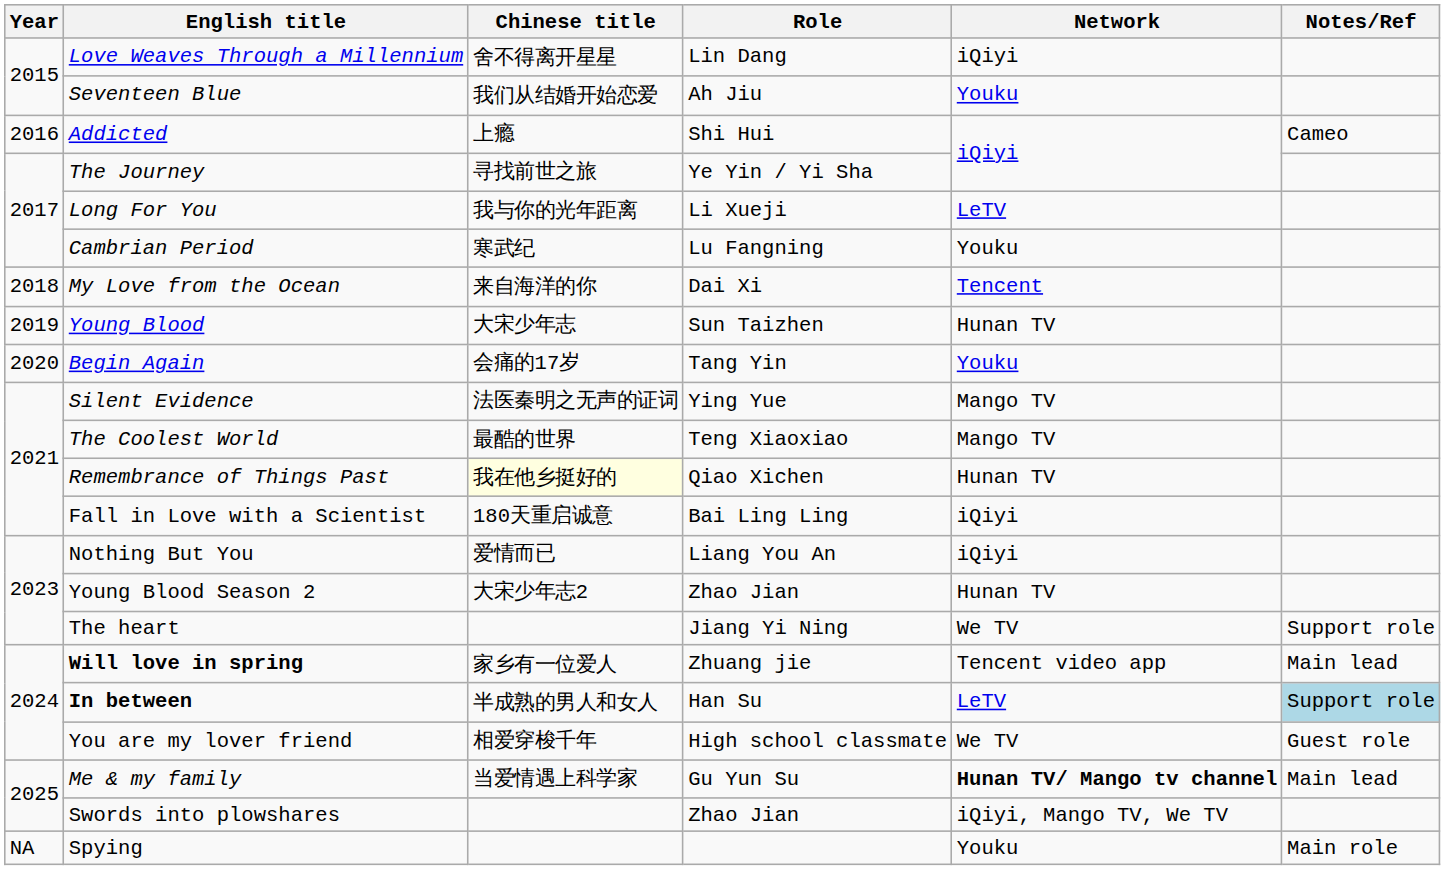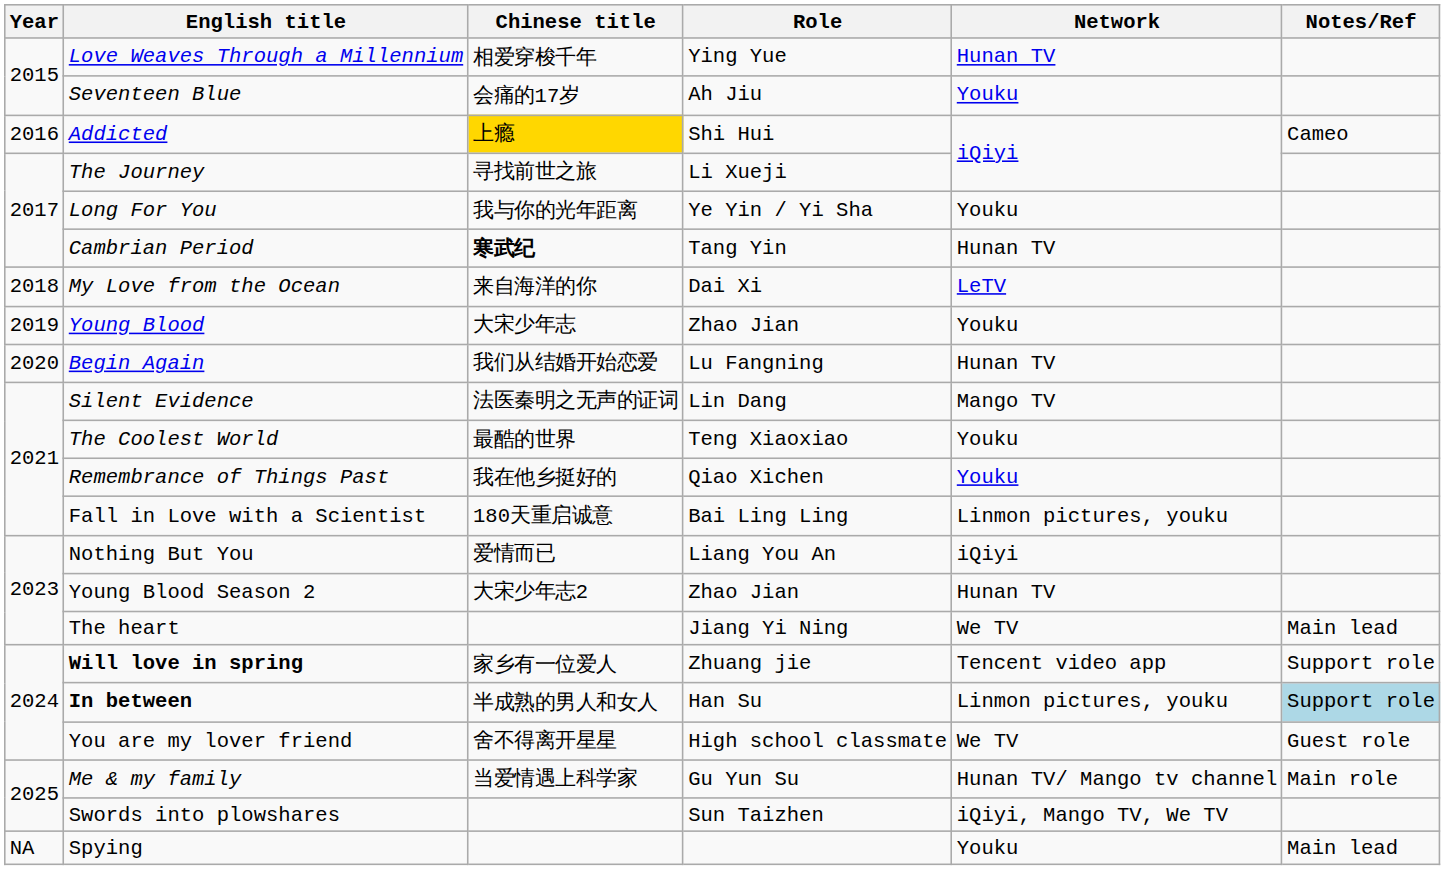(545, 58) 舍不得离开星星 -> (535, 58) 相爱穿梭千年
(737, 57) Lin Dang -> (737, 57) Ying Yue
(988, 57) iQiyi -> (1006, 57) Hunan TV
(565, 96) 我们从结婚开始恋爱 -> (526, 96) 会痛的17岁
(494, 135) no background -> (494, 135) gold background
(781, 172) Ye Yin / Yi Sha -> (737, 172) Li Xueji
(737, 210) Li Xueji -> (781, 210) Ye Yin / Yi Sha
(981, 210) LeTV -> (988, 210) Youku
(504, 249) normal -> (504, 249) bold
(756, 248) Lu Fangning -> (737, 248) Tang Yin
(988, 248) Youku -> (1006, 248) Hunan TV
(1000, 287) Tencent -> (981, 287) LeTV
(756, 325) Sun Taizhen -> (744, 325) Zhao Jian
(1006, 325) Hunan TV -> (988, 325) Youku
(526, 364) 会痛的17岁 -> (565, 364) 我们从结婚开始恋爱
(737, 363) Tang Yin -> (756, 363) Lu Fangning
(988, 363) Youku -> (1006, 363) Hunan TV
(737, 401) Ying Yue -> (737, 401) Lin Dang
(1006, 440) Mango TV -> (988, 440) Youku
(545, 479) lightyellow background -> (545, 479) no background
(1006, 478) Hunan TV -> (988, 478) Youku
(988, 516) iQiyi -> (1092, 516) Linmon pictures, youku
(1361, 628) Support role -> (1343, 628) Main lead
(1343, 664) Main lead -> (1361, 664) Support role
(981, 702) LeTV -> (1092, 702) Linmon pictures, youku
(535, 741) 相爱穿梭千年 -> (545, 741) 舍不得离开星星
(1117, 779) bold -> (1117, 779) normal
(1343, 779) Main lead -> (1343, 779) Main role
(744, 815) Zhao Jian -> (756, 815) Sun Taizhen
(1343, 848) Main role -> (1343, 848) Main lead
